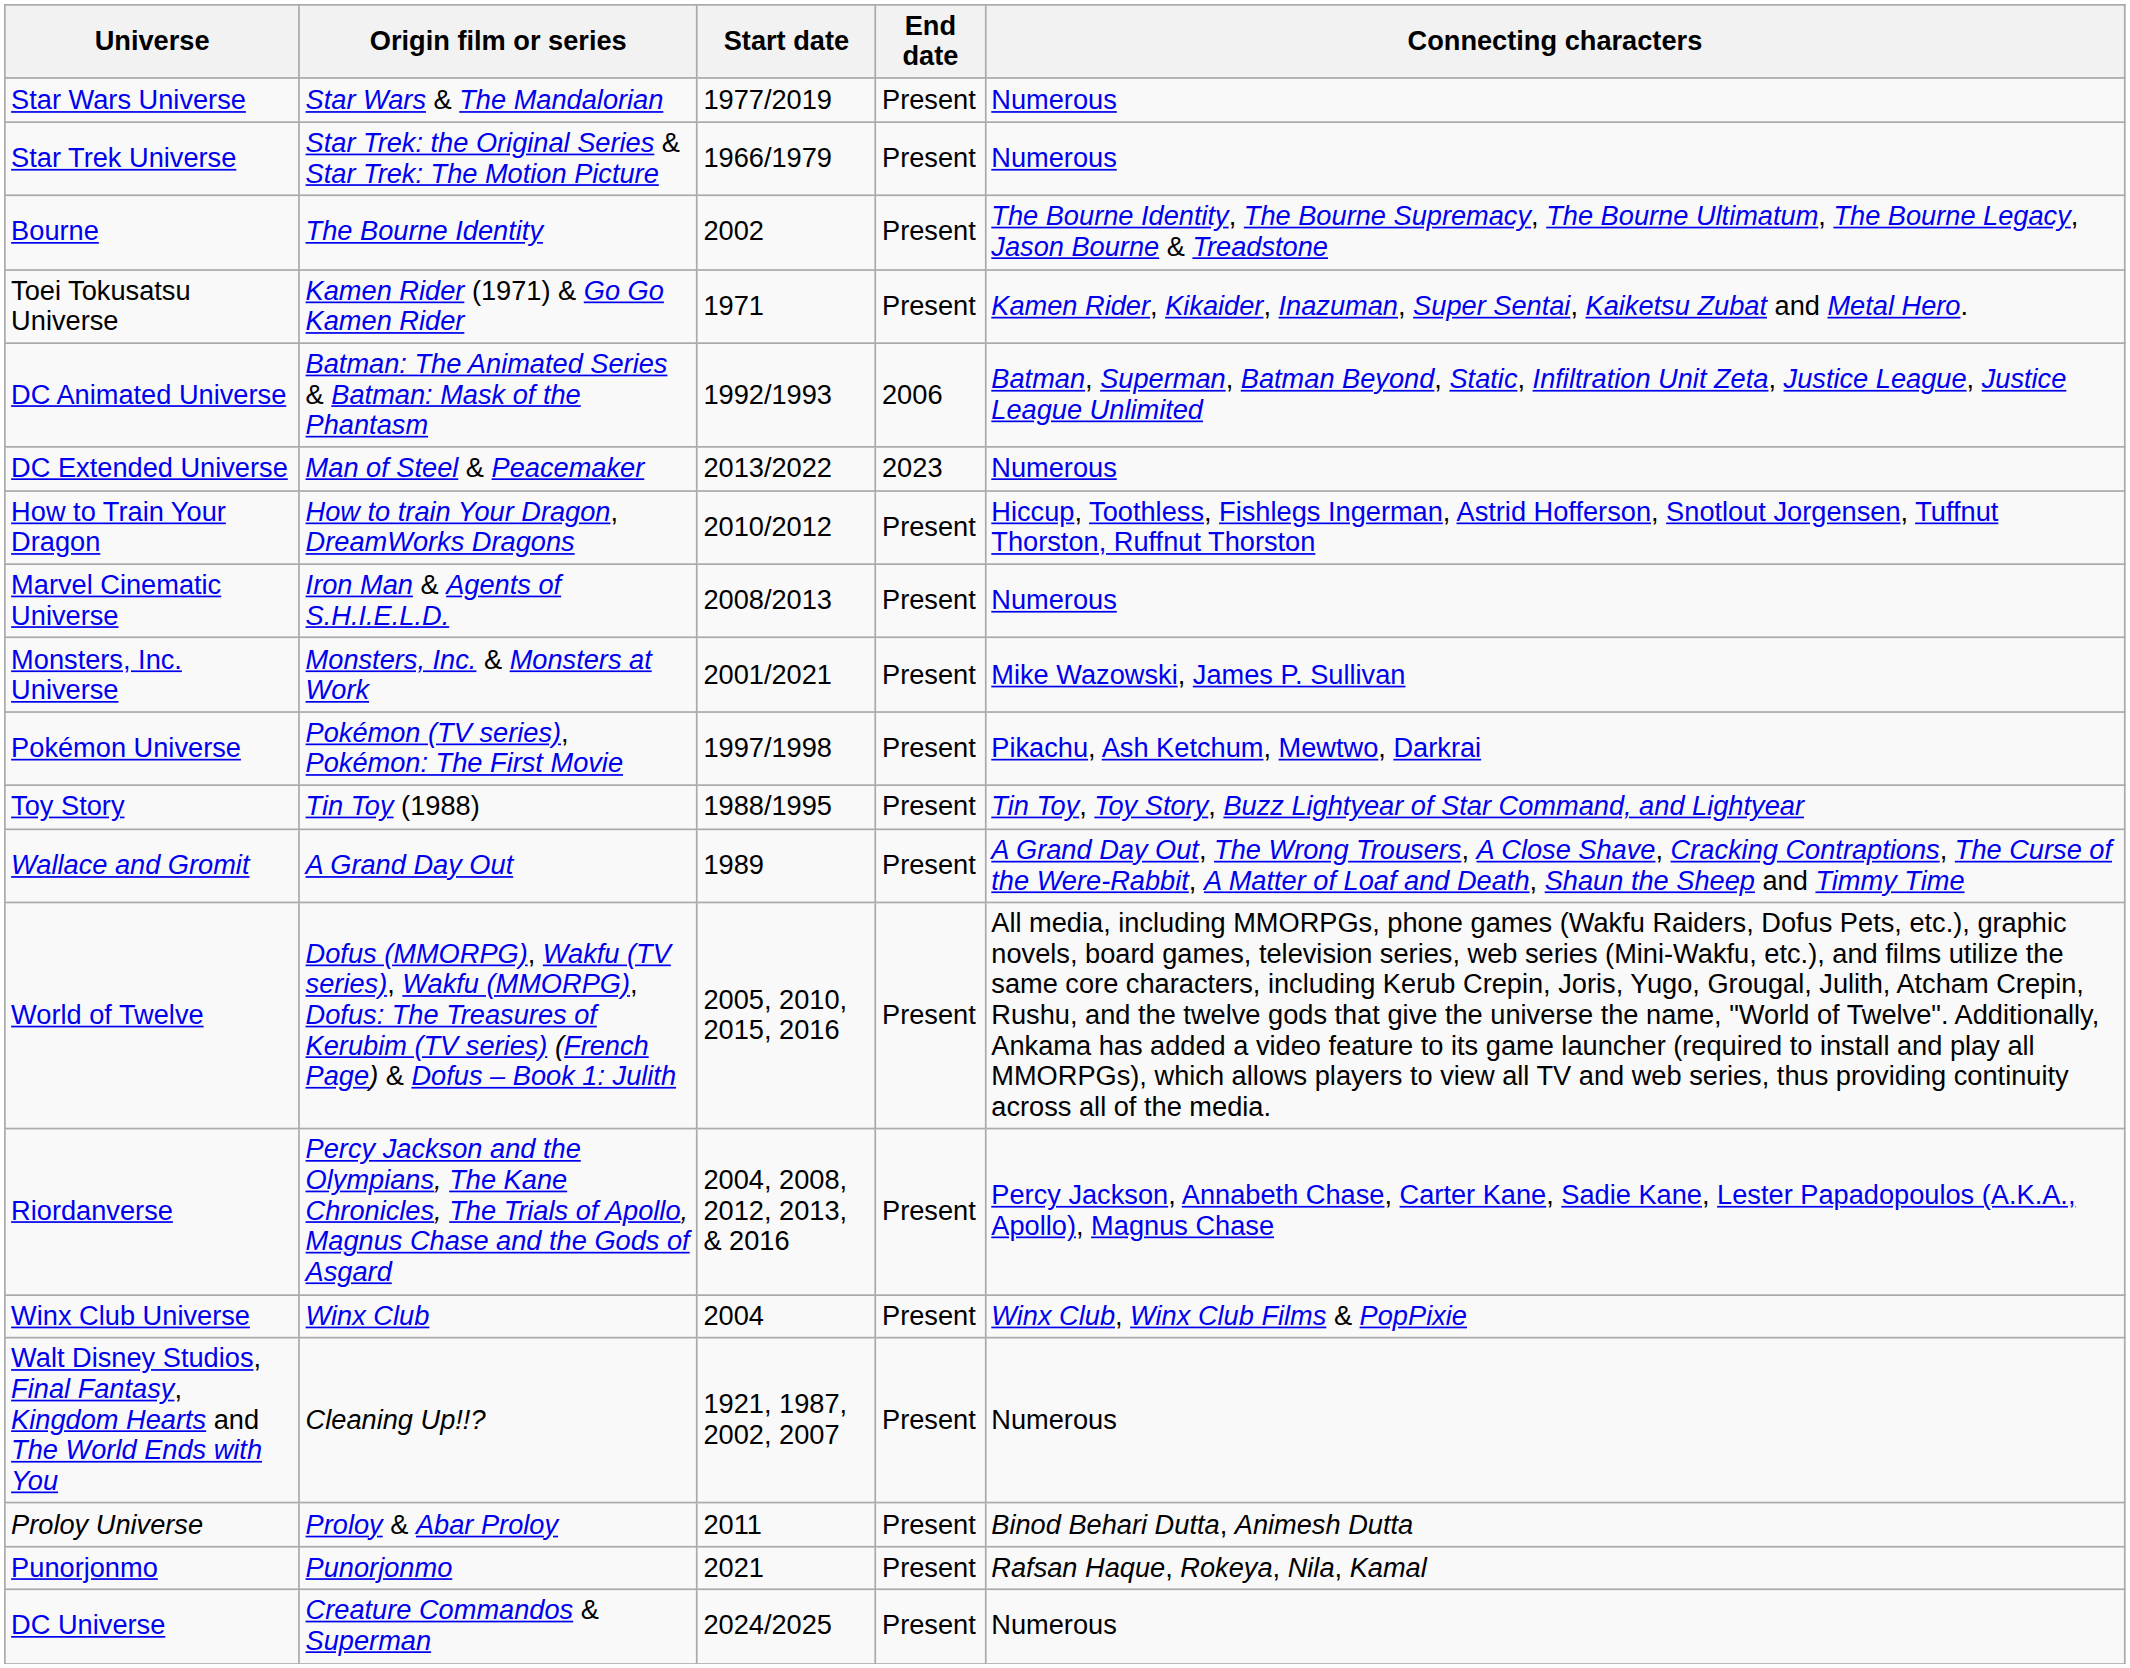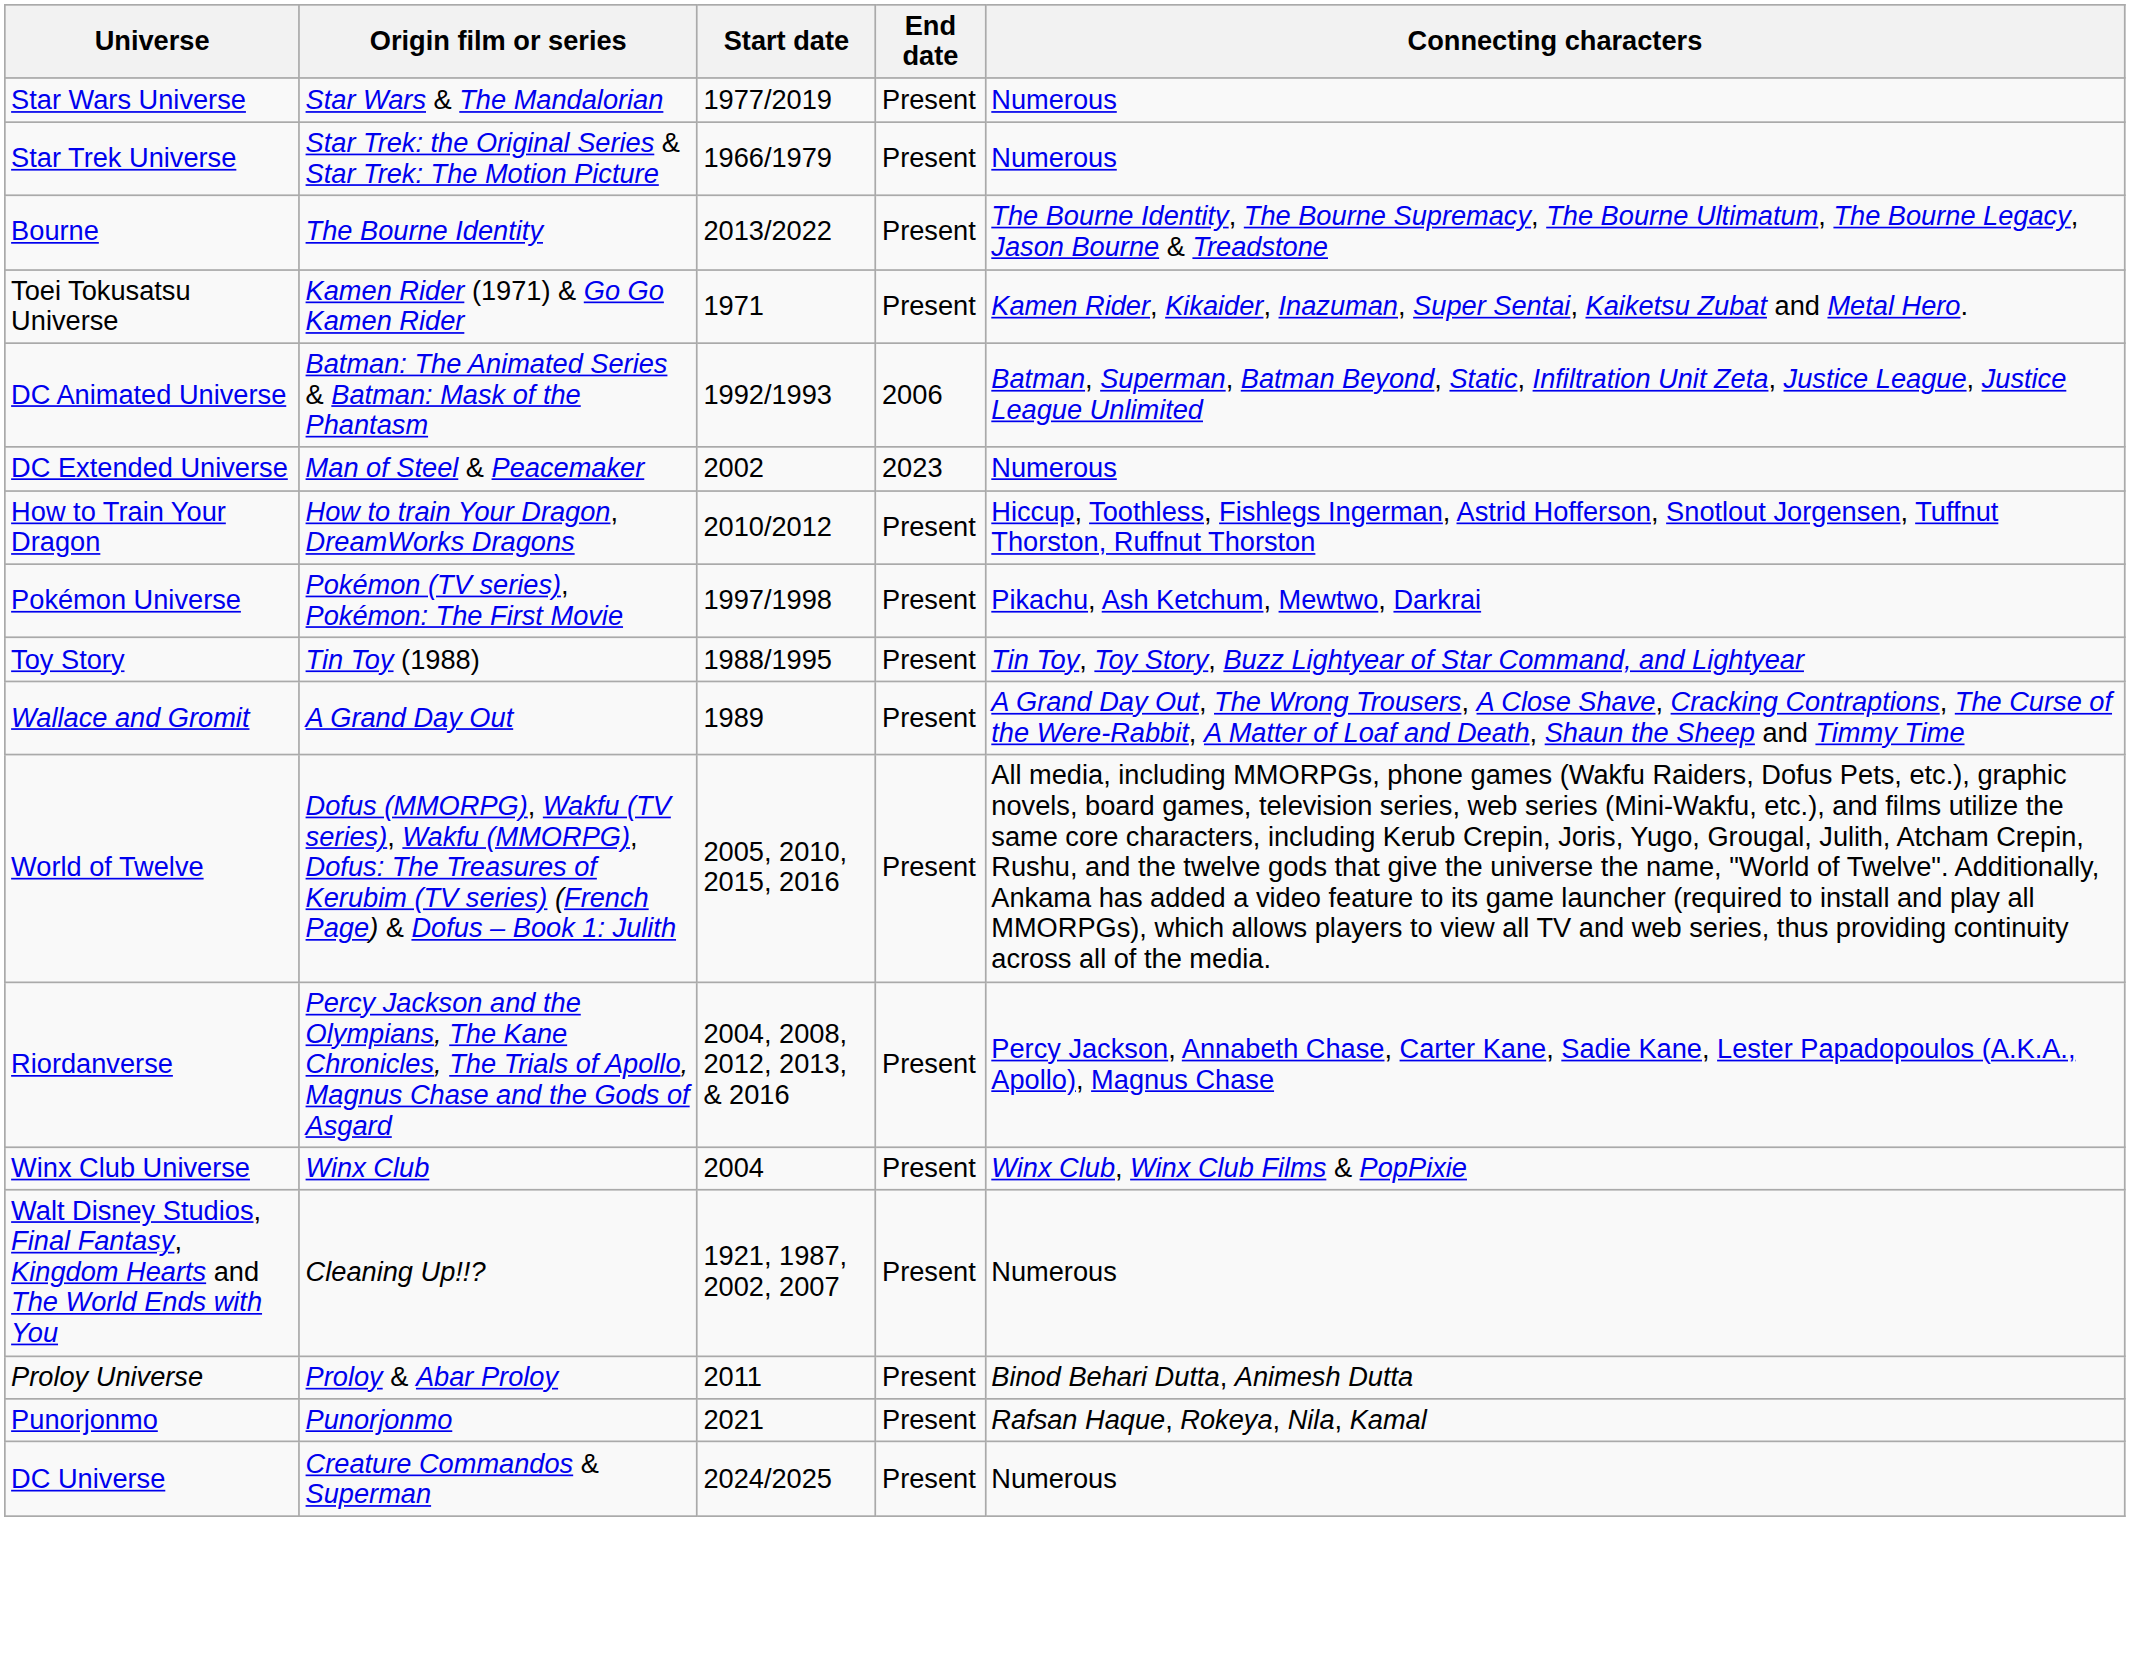(734, 231) 2002 -> (768, 231) 2013/2022
(768, 468) 2013/2022 -> (734, 468) 2002
- row: (116, 600)
- row: (97, 674)
